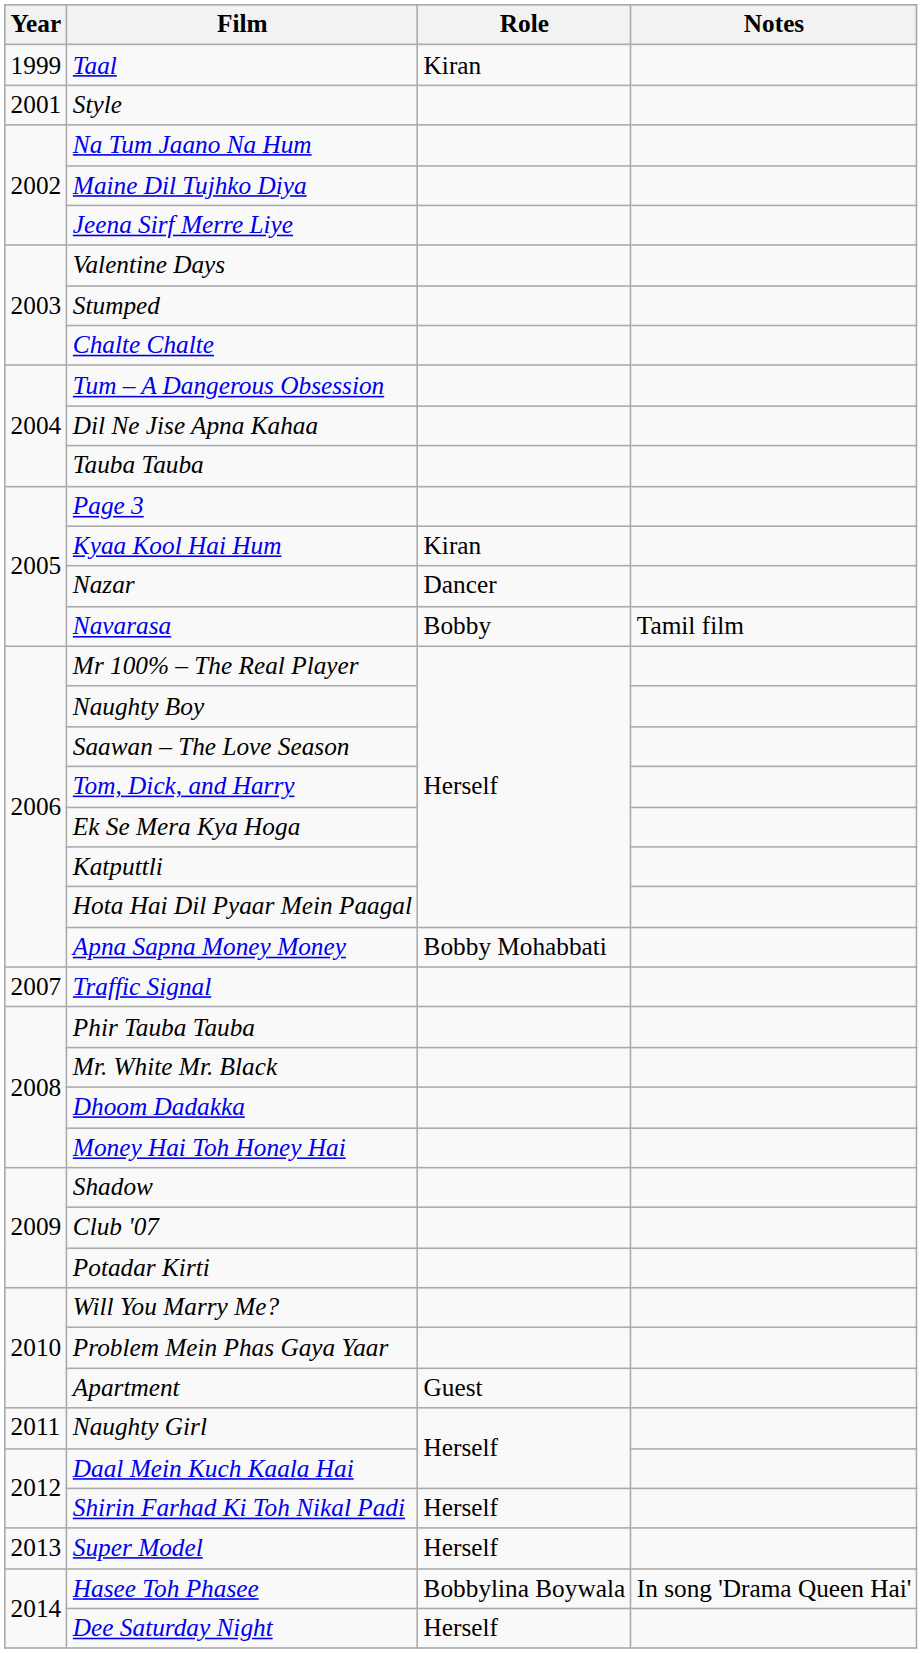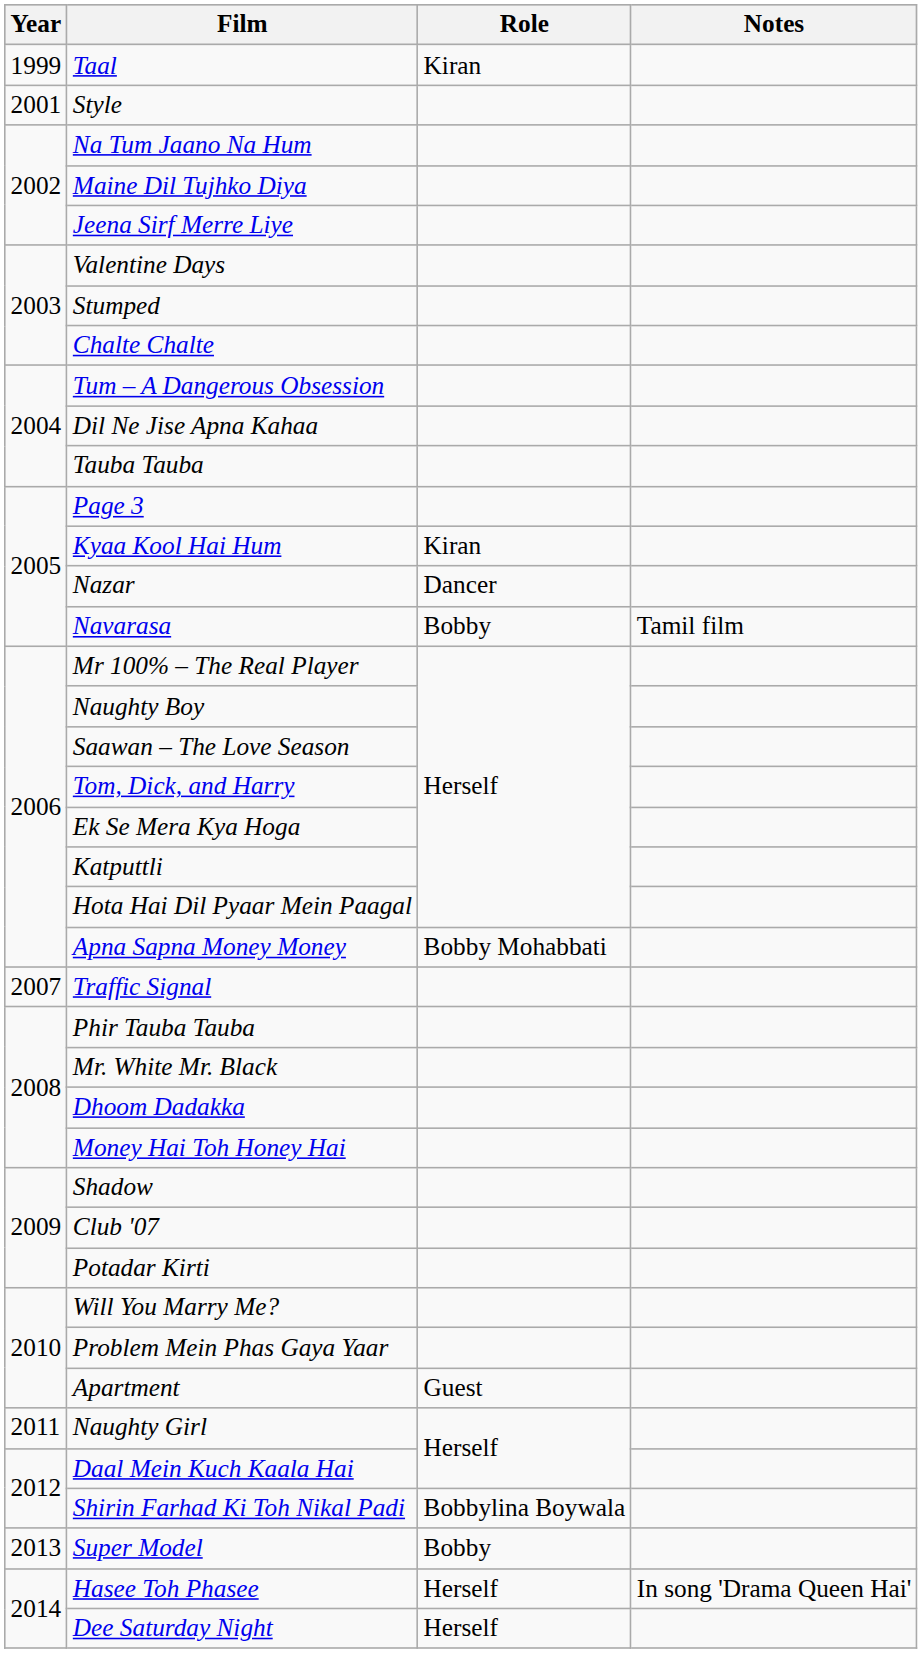(461, 1507) Herself -> (524, 1507) Bobbylina Boywala
(461, 1548) Herself -> (457, 1548) Bobby
(524, 1588) Bobbylina Boywala -> (461, 1588) Herself
